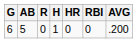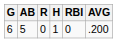- column: (73, 12)
